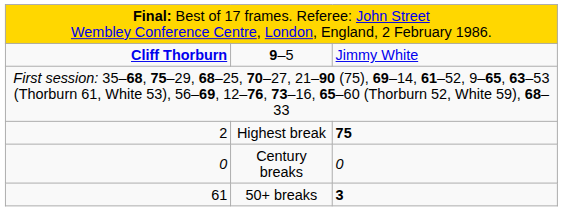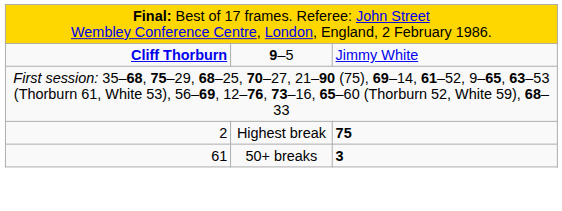- row: (281, 164)
